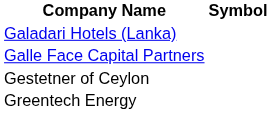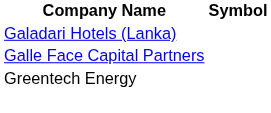- row: (77, 78)
